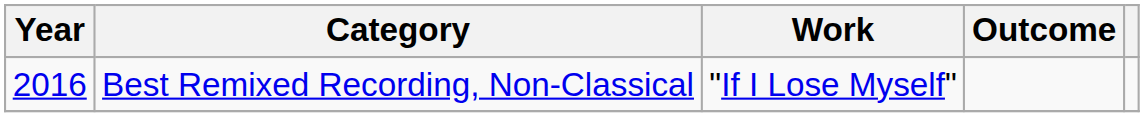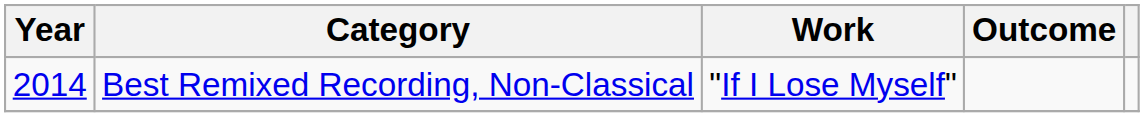(50, 83) 2016 -> (50, 83) 2014
